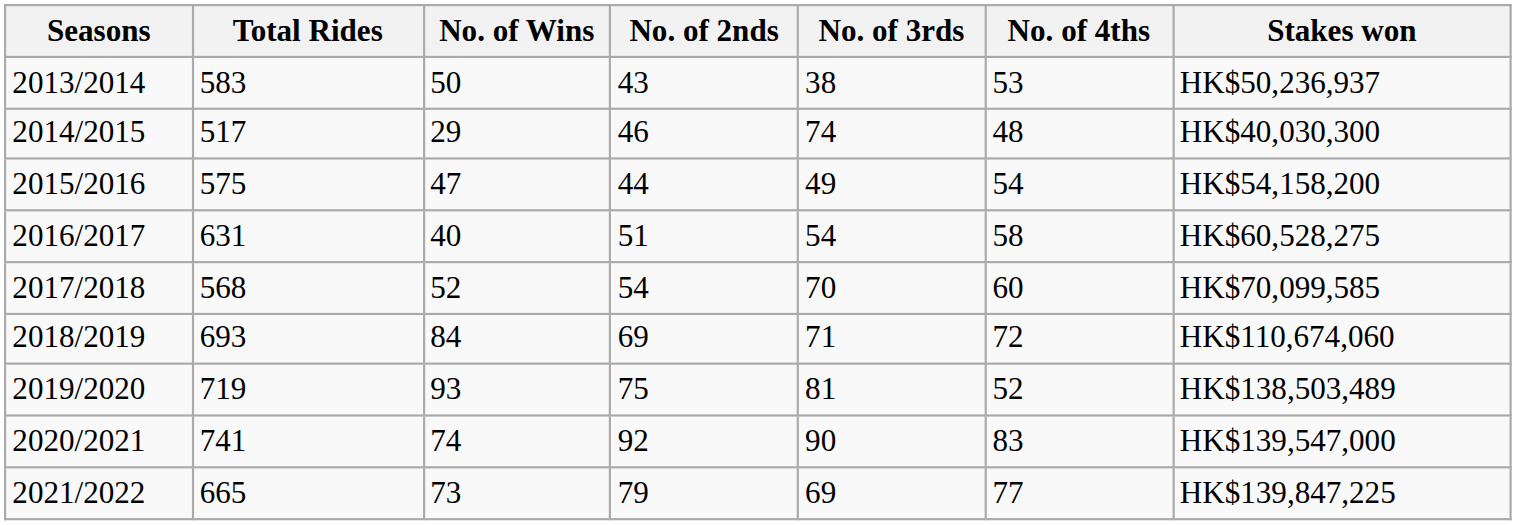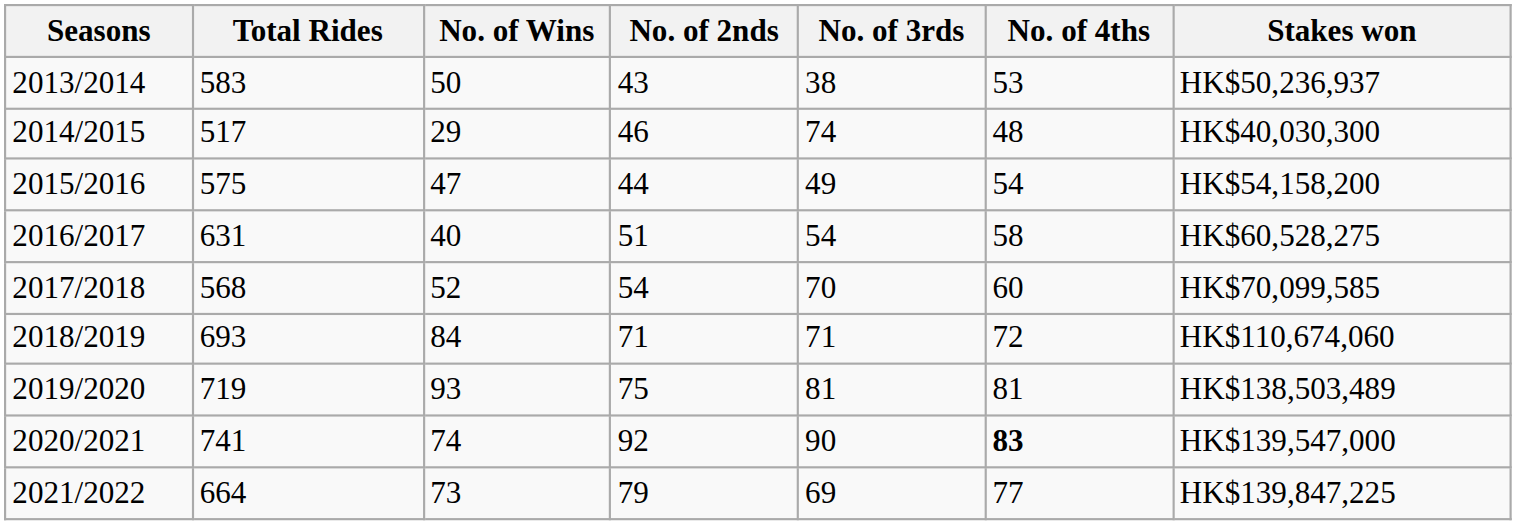(633, 338) 69 -> (633, 338) 71
(1008, 389) 52 -> (1008, 389) 81
(1008, 440) normal -> (1008, 440) bold
(223, 492) 665 -> (223, 492) 664
